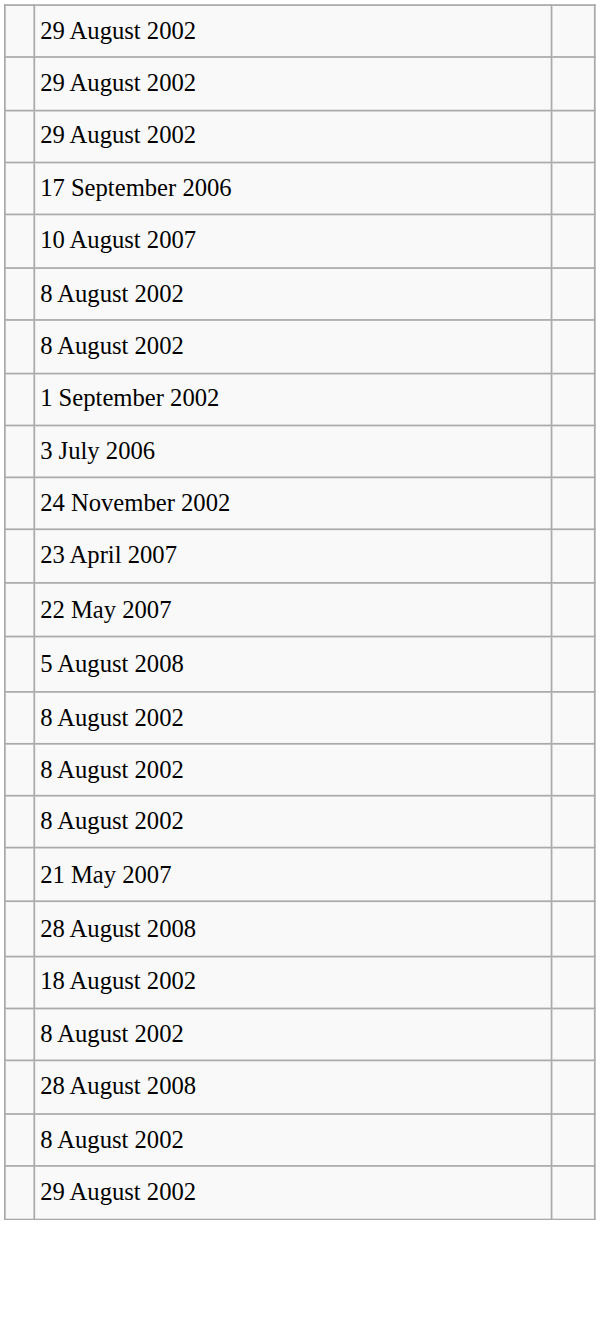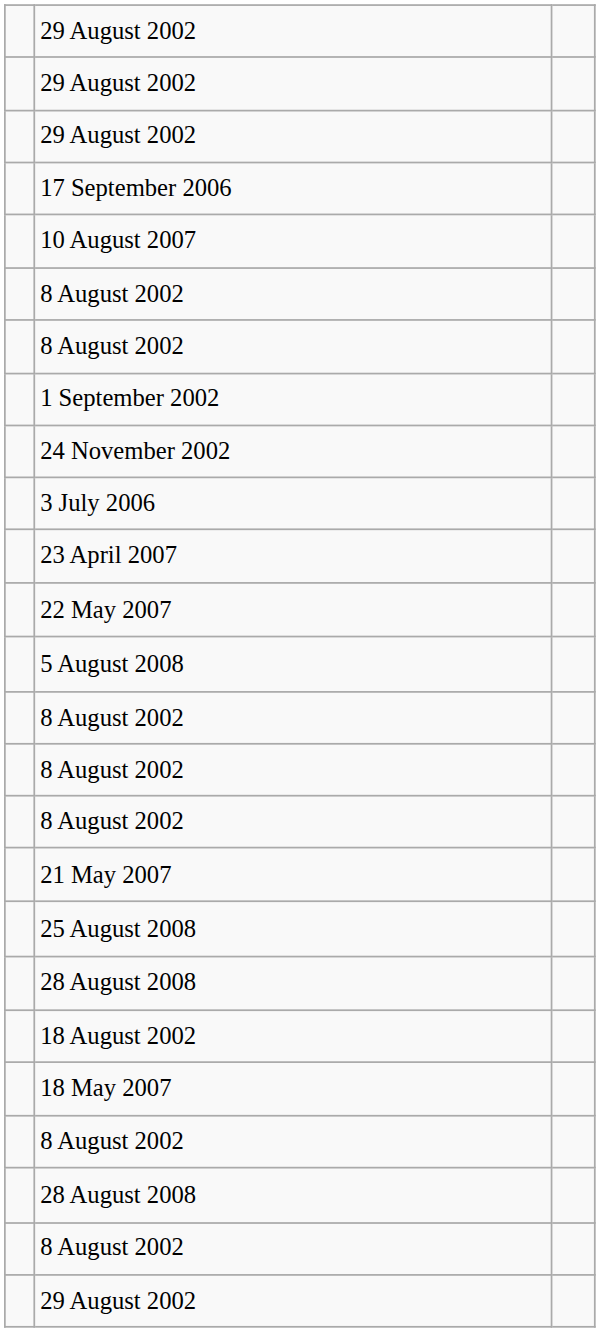rows swapped: (20, 503) <-> (20, 451)
+ row: (20, 929)
+ row: (20, 1089)
